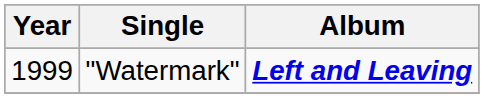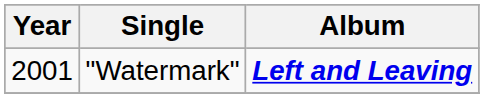(42, 70) 1999 -> (42, 70) 2001
